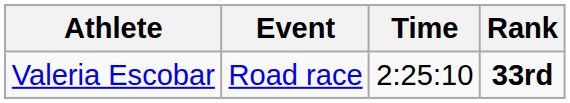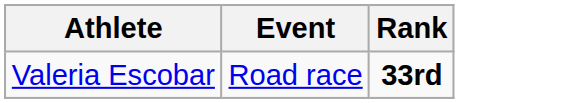- column: (425, 28)
